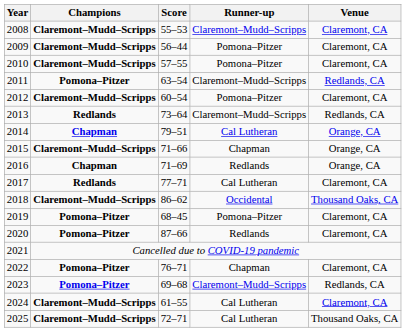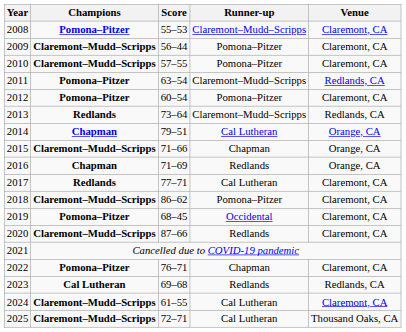(94, 30) Claremont–Mudd–Scripps -> (94, 30) Pomona–Pitzer
(94, 98) Claremont–Mudd–Scripps -> (94, 98) Pomona–Pitzer
(249, 200) Occidental -> (249, 200) Pomona–Pitzer
(355, 200) Thousand Oaks, CA -> (355, 200) Claremont, CA
(249, 217) Pomona–Pitzer -> (249, 217) Occidental
(94, 234) Pomona–Pitzer -> (94, 234) Claremont–Mudd–Scripps
(94, 285) Pomona–Pitzer -> (94, 285) Cal Lutheran
(249, 285) Claremont–Mudd–Scripps -> (249, 285) Redlands
